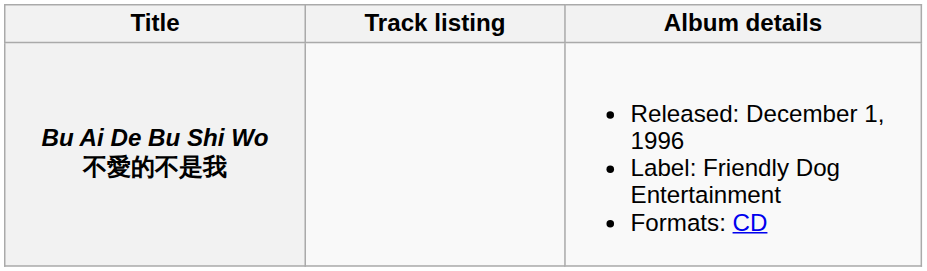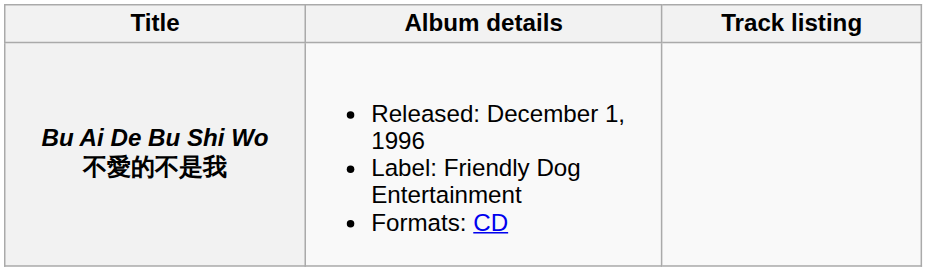columns swapped: (743, 23) <-> (435, 23)
